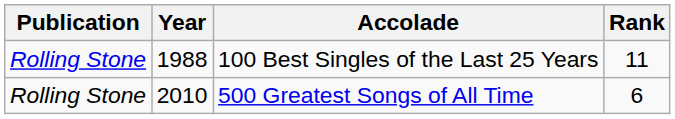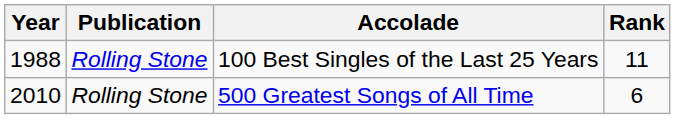columns swapped: (182, 22) <-> (78, 22)
